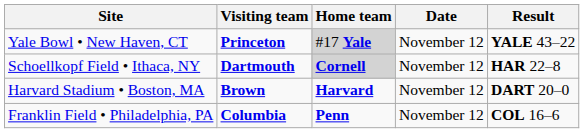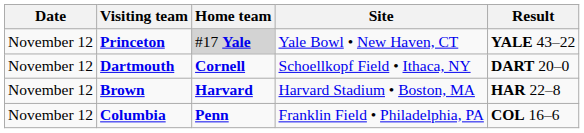columns swapped: (441, 16) <-> (111, 16)
(341, 66) lightgrey background -> (220, 66) no background
(526, 66) HAR 22–8 -> (530, 66) DART 20–0
(530, 90) DART 20–0 -> (526, 90) HAR 22–8
